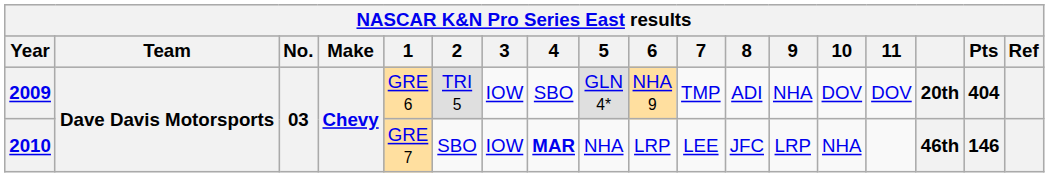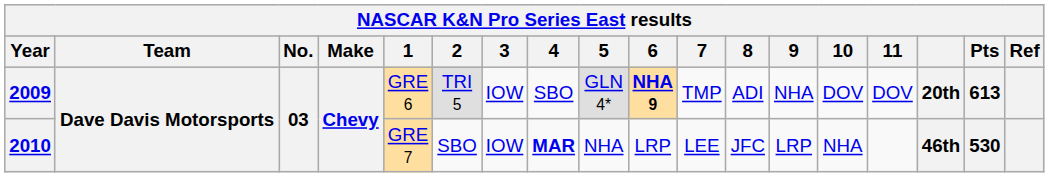(652, 92) normal -> (653, 93) bold
(984, 93) 404 -> (985, 93) 613
(984, 146) 146 -> (985, 146) 530
